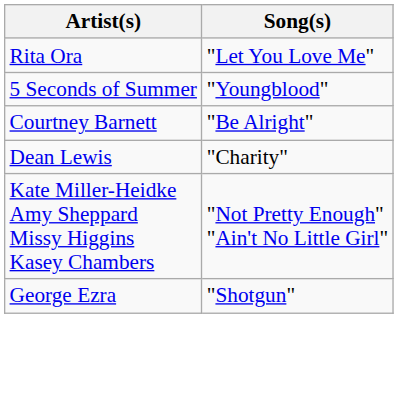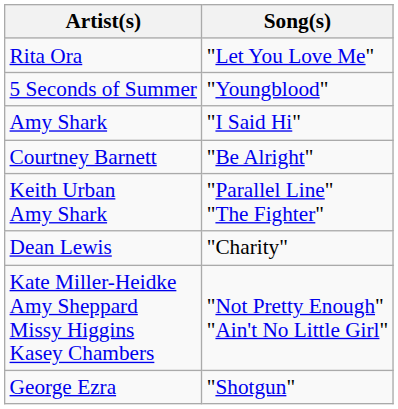+ row: (58, 122)
+ row: (62, 202)
